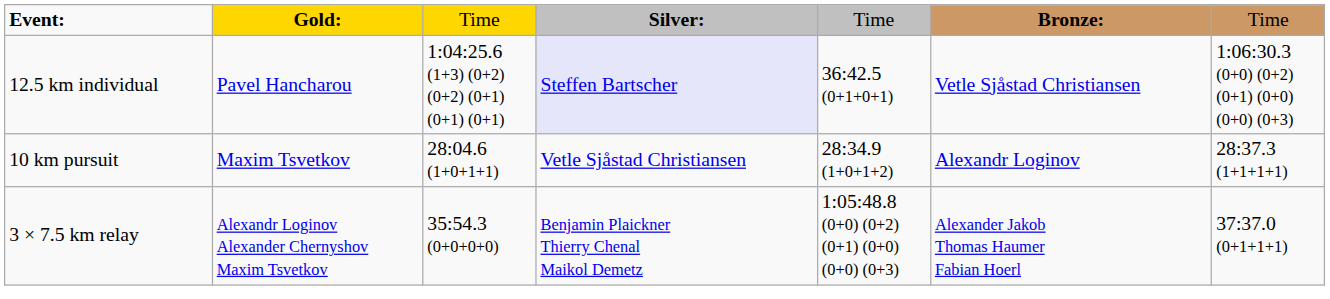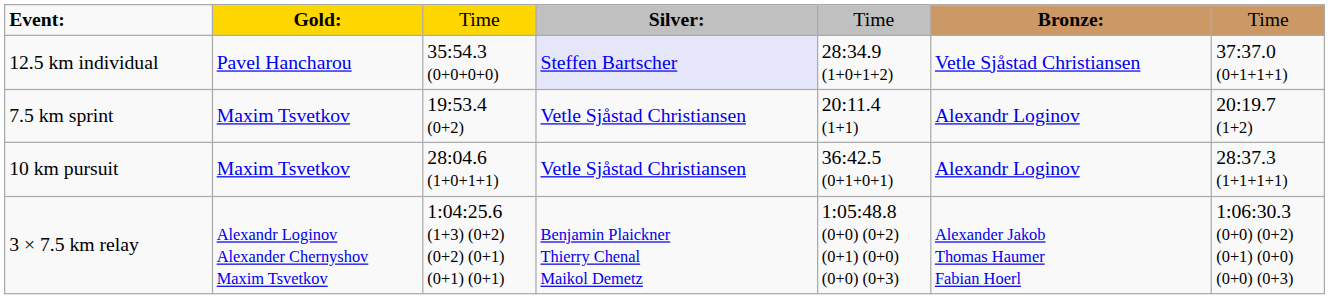(466, 84) 1:04:25.6 (1+3) (0+2) (0+2) (0+1) (0+1) (0+1) -> (463, 62) 35:54.3 (0+0+0+0)
(858, 84) 36:42.5 (0+1+0+1) -> (858, 62) 28:34.9 (1+0+1+2)
(1255, 84) 1:06:30.3 (0+0) (0+2) (0+1) (0+0) (0+0) (0+3) -> (1252, 62) 37:37.0 (0+1+1+1)
+ row: (61, 115)
(858, 160) 28:34.9 (1+0+1+2) -> (858, 169) 36:42.5 (0+1+0+1)
(463, 235) 35:54.3 (0+0+0+0) -> (466, 244) 1:04:25.6 (1+3) (0+2) (0+2) (0+1) (0+1) (0+1)
(1252, 235) 37:37.0 (0+1+1+1) -> (1255, 244) 1:06:30.3 (0+0) (0+2) (0+1) (0+0) (0+0) (0+3)
